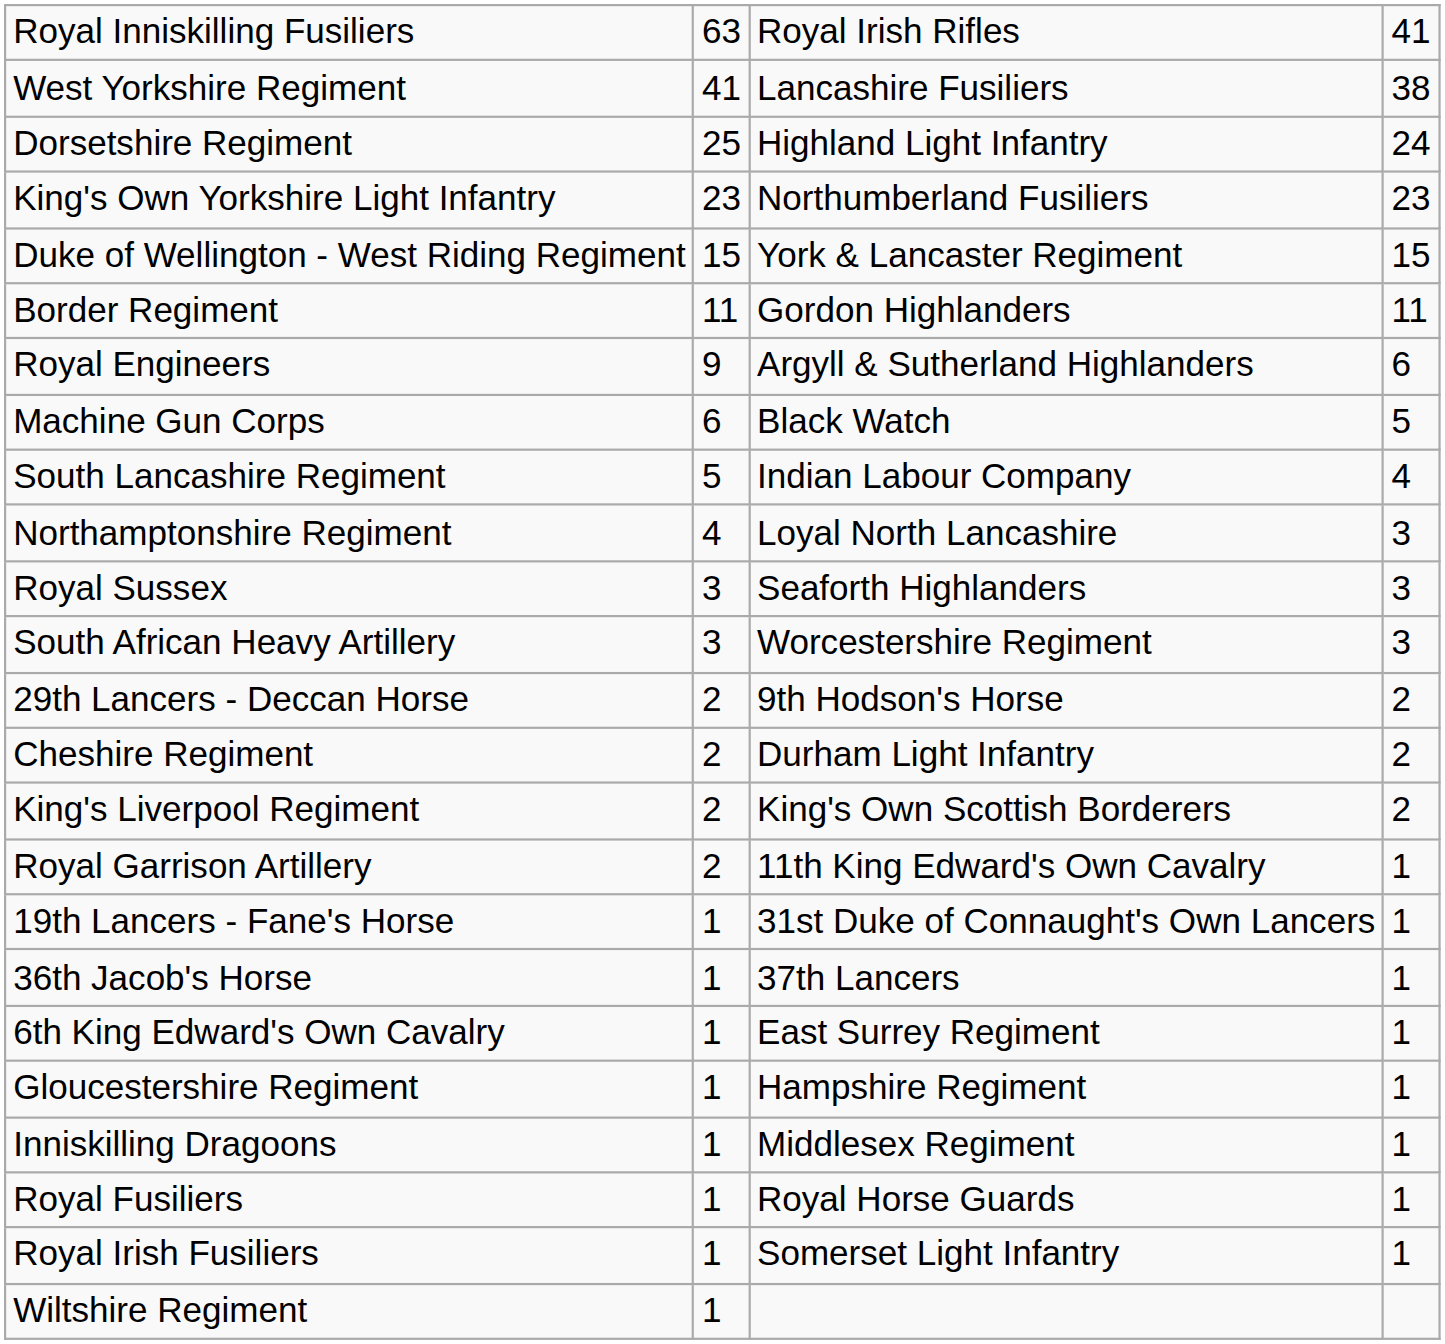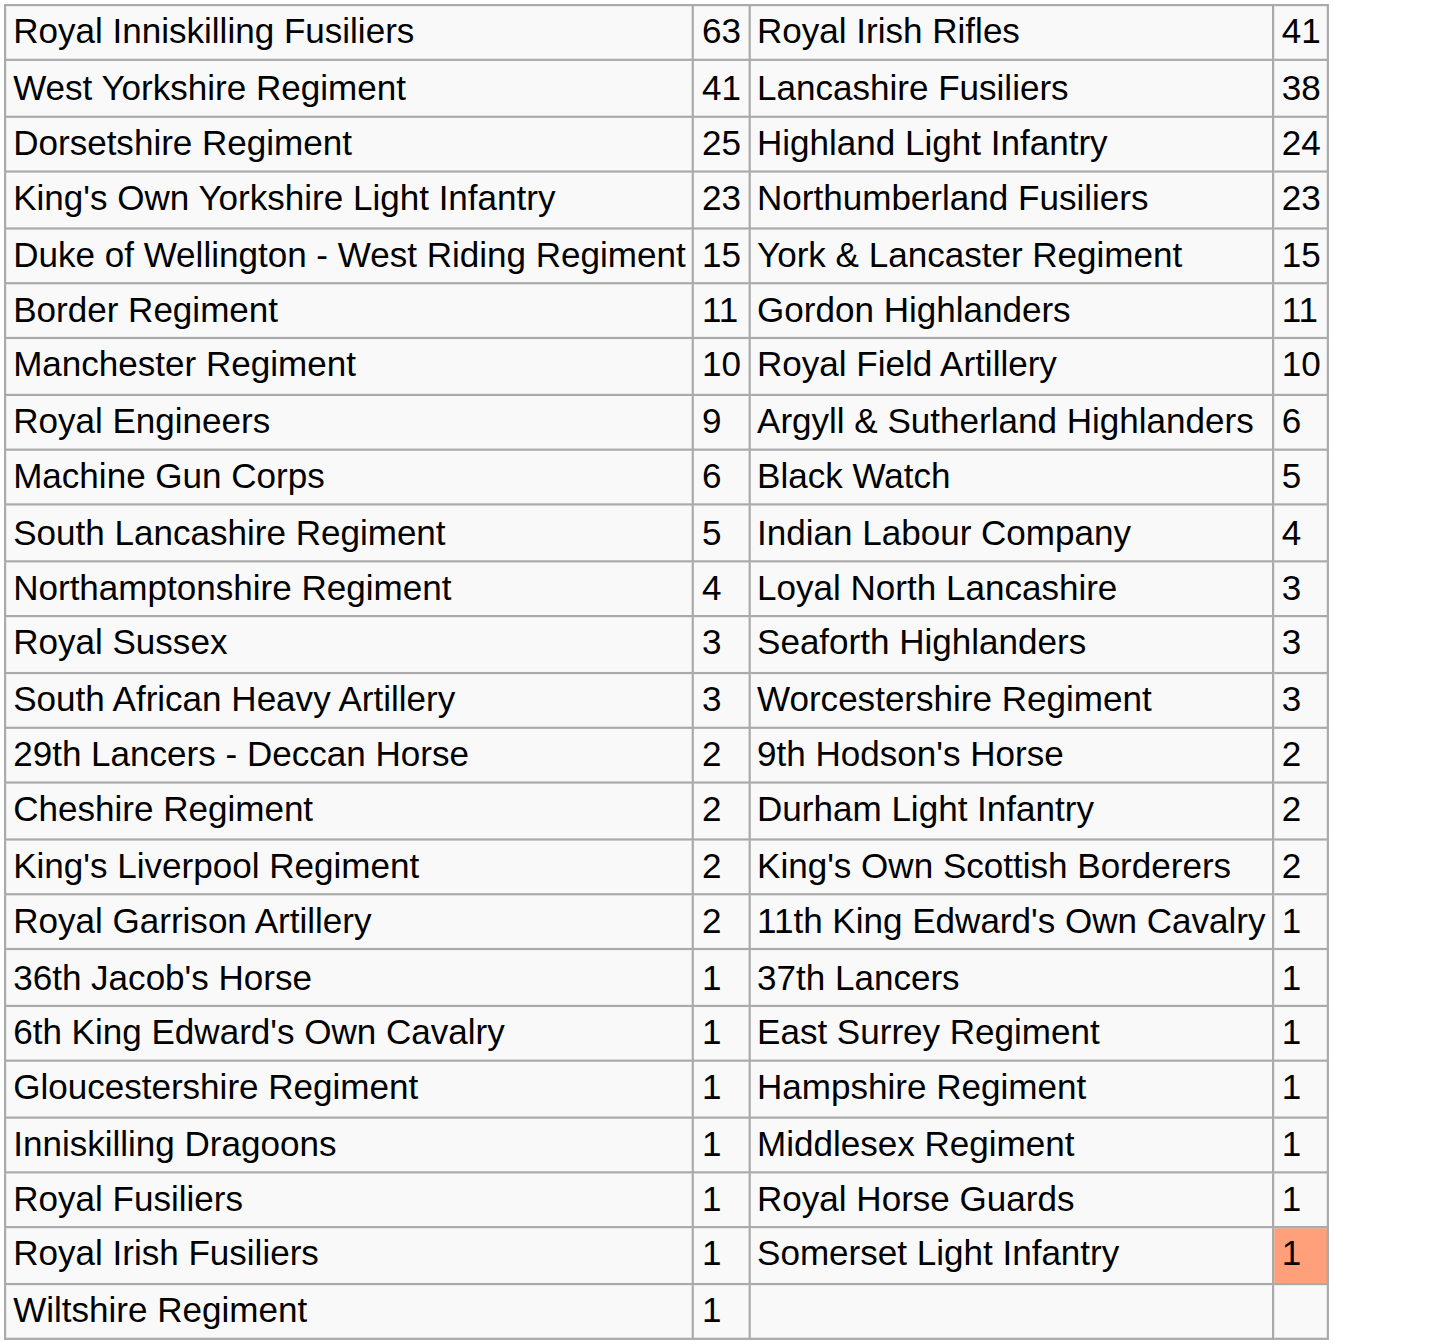+ row: (185, 365)
- row: (234, 921)
(1401, 1254) no background -> (1291, 1254) lightsalmon background
